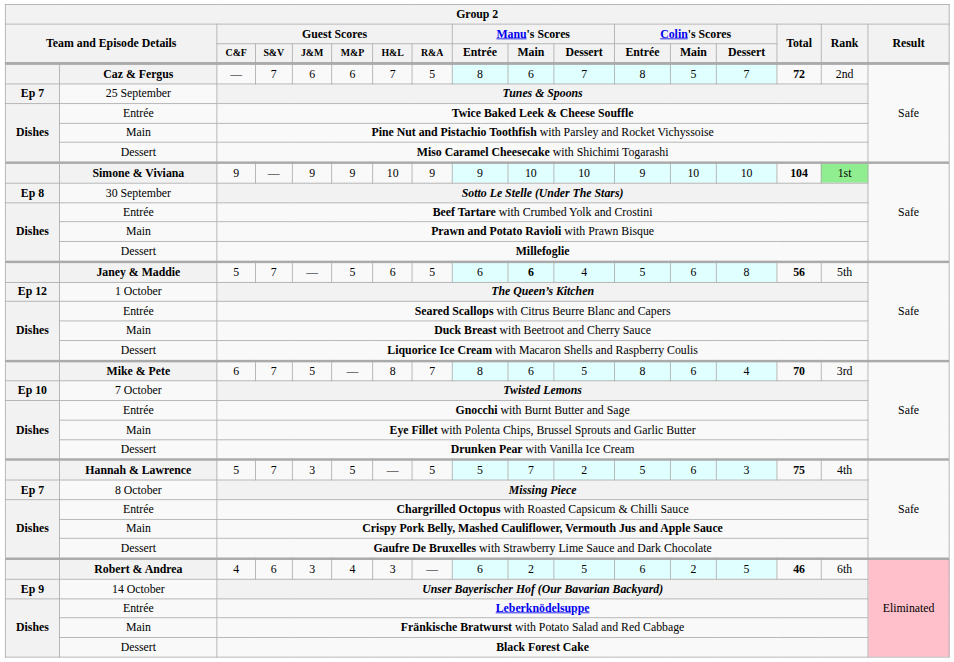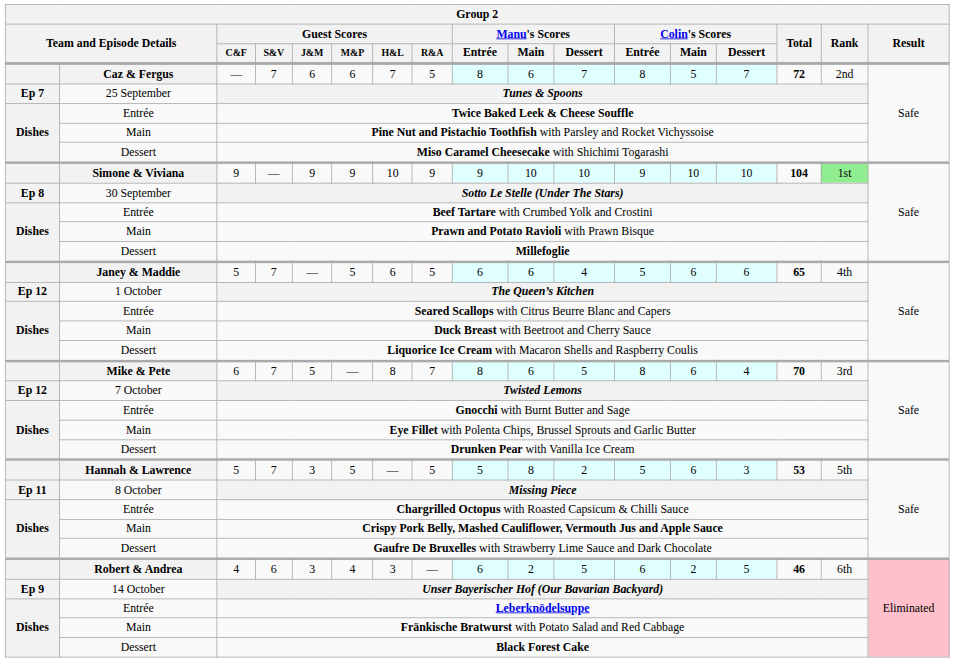(531, 272) bold -> (531, 272) normal
(747, 272) 8 -> (747, 272) 6
(799, 272) 56 -> (799, 272) 65
(845, 272) 5th -> (845, 272) 4th
(32, 391) Ep 10 -> (32, 391) Ep 12
(531, 470) 7 -> (531, 470) 8
(799, 470) 75 -> (799, 470) 53
(845, 470) 4th -> (845, 470) 5th
(32, 490) Ep 7 -> (32, 490) Ep 11
